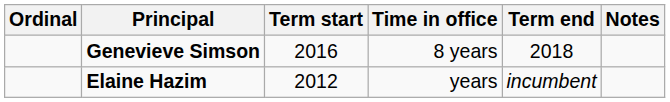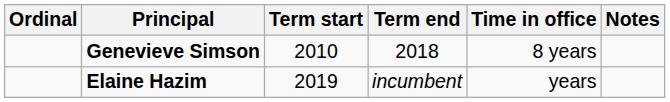columns swapped: (552, 19) <-> (435, 19)
(316, 50) 2016 -> (316, 50) 2010
(316, 81) 2012 -> (316, 81) 2019
